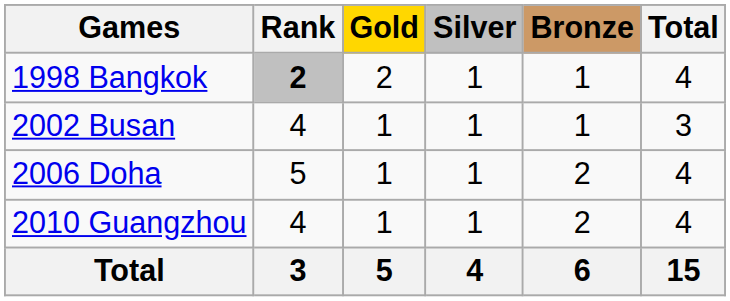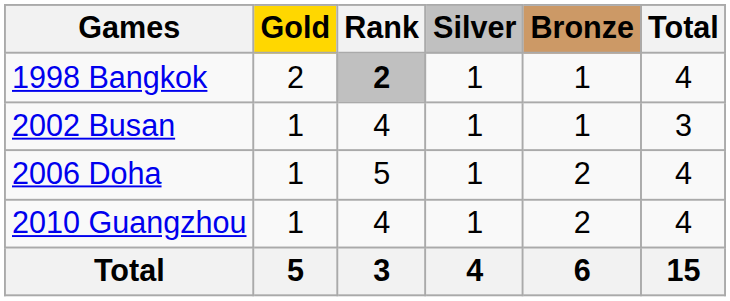columns swapped: (298, 28) <-> (384, 28)
